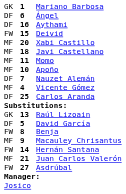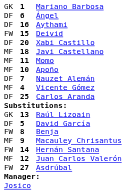(9, 42) MF -> (9, 42) DF
(25, 159) 21 -> (25, 159) 12
